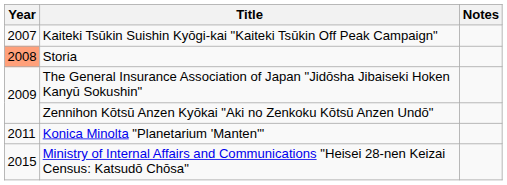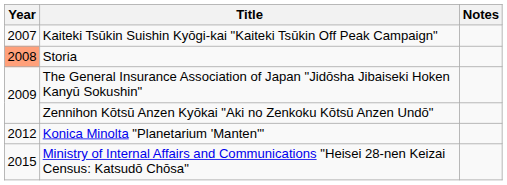(22, 133) 2011 -> (22, 133) 2012
